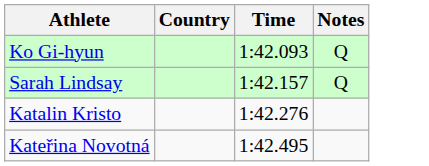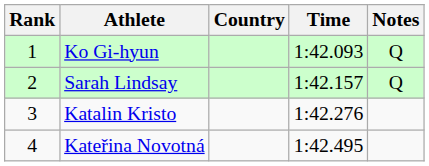+ column: (32, 20)
